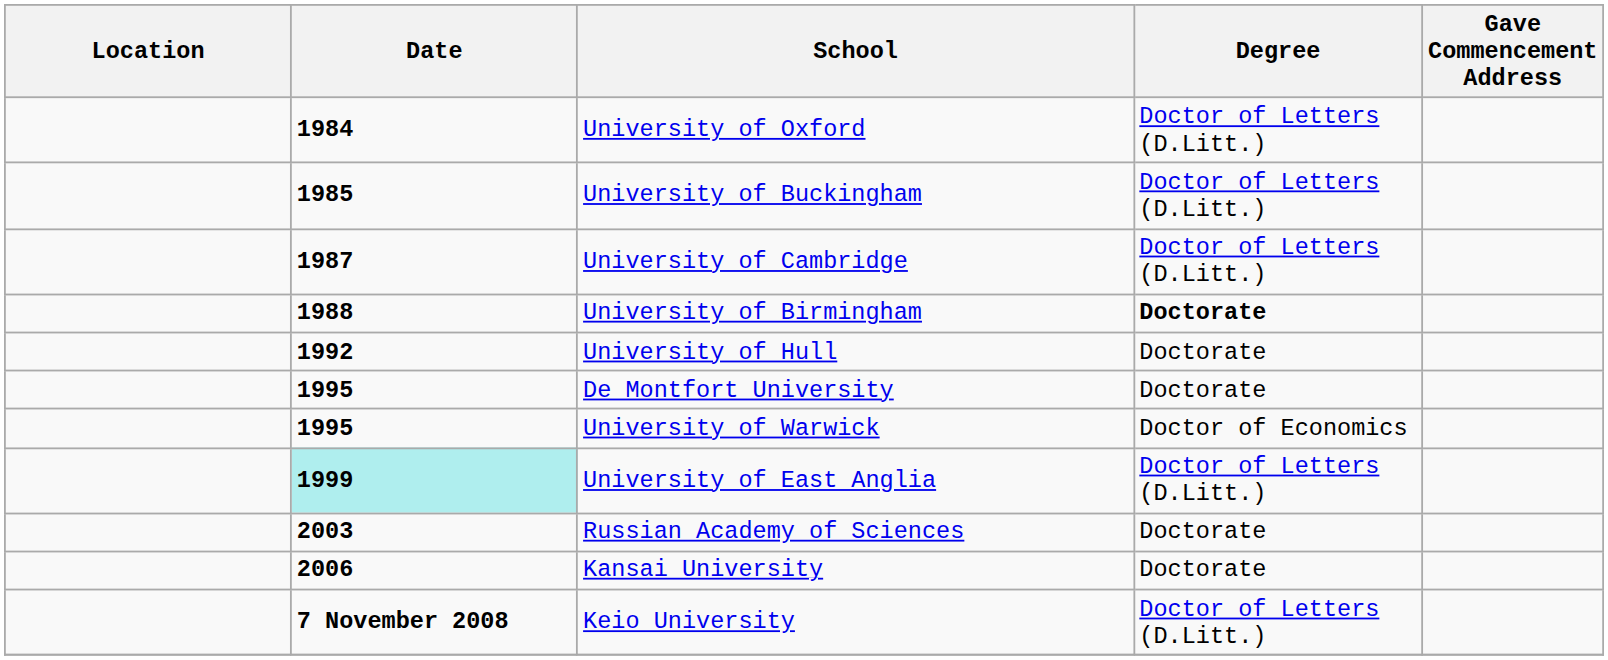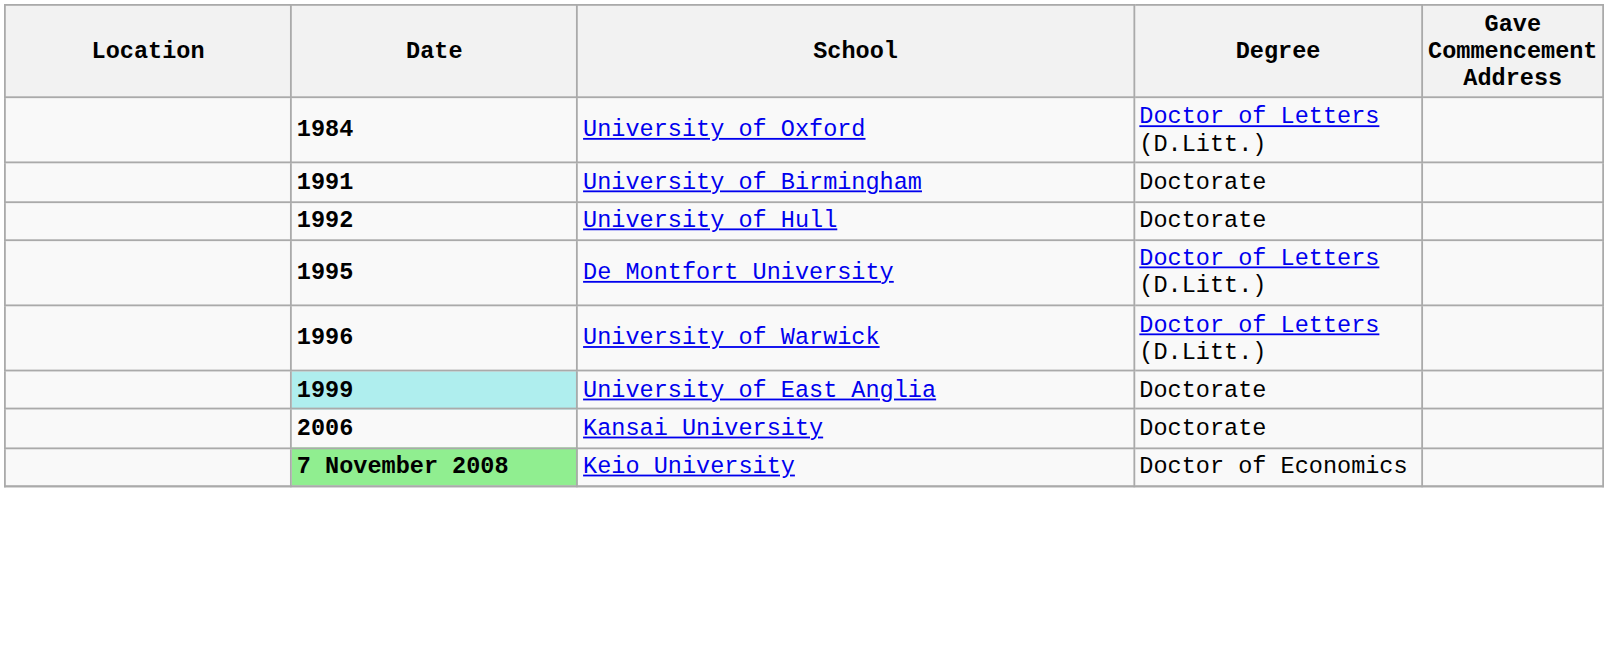- row: (753, 196)
- row: (745, 261)
(325, 313) 1988 -> (325, 182) 1991
(1203, 313) bold -> (1203, 182) normal
(1203, 390) Doctorate -> (1259, 273) Doctor of Letters (D.Litt.)
(325, 428) 1995 -> (325, 338) 1996
(1273, 428) Doctor of Economics -> (1259, 338) Doctor of Letters (D.Litt.)
(1259, 480) Doctor of Letters (D.Litt.) -> (1203, 390) Doctorate
- row: (774, 532)
(403, 622) no background -> (403, 467) lightgreen background
(1259, 622) Doctor of Letters (D.Litt.) -> (1273, 467) Doctor of Economics
